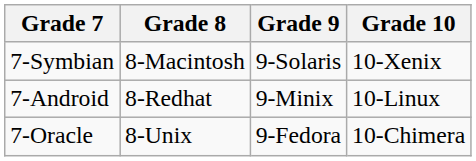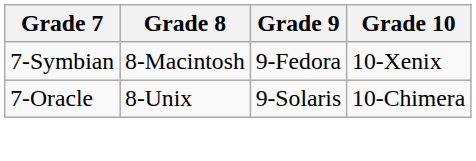(298, 60) 9-Solaris -> (298, 60) 9-Fedora
- row: (60, 98)
(298, 135) 9-Fedora -> (298, 98) 9-Solaris
